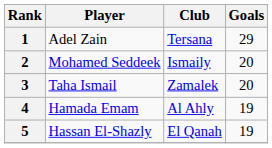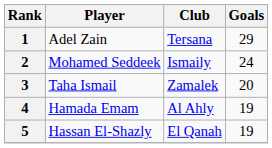(246, 62) 20 -> (246, 62) 24
